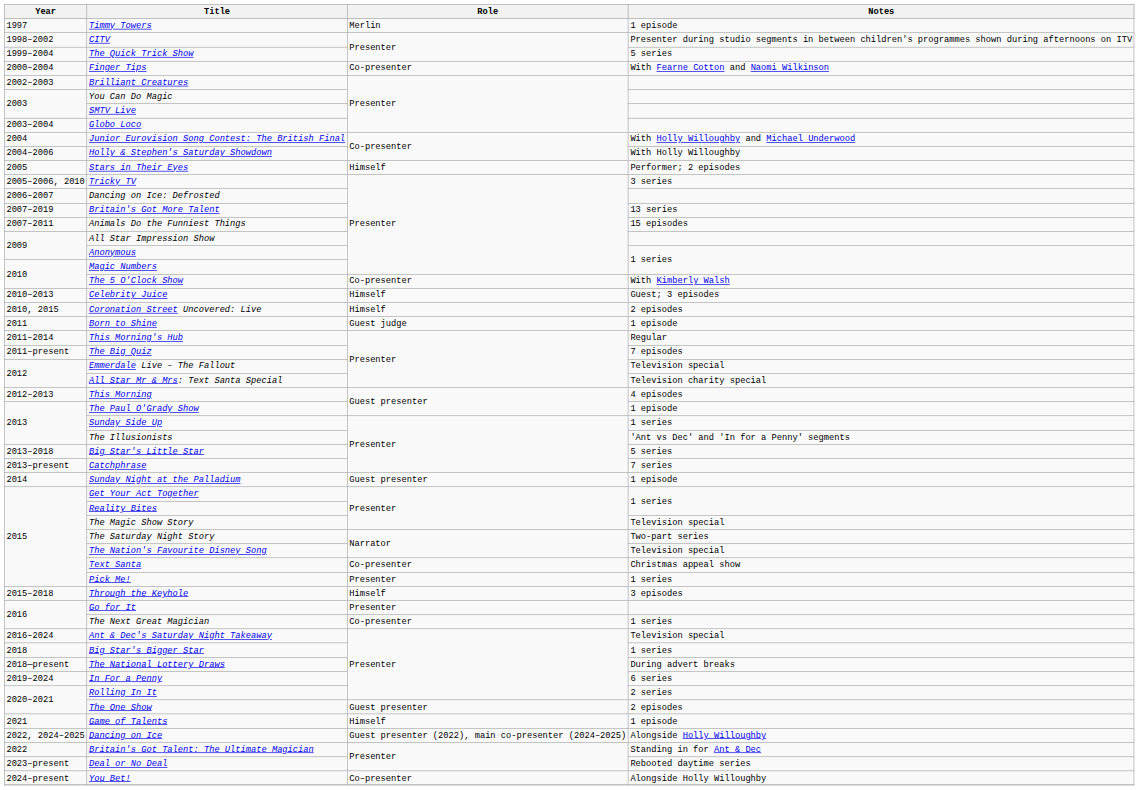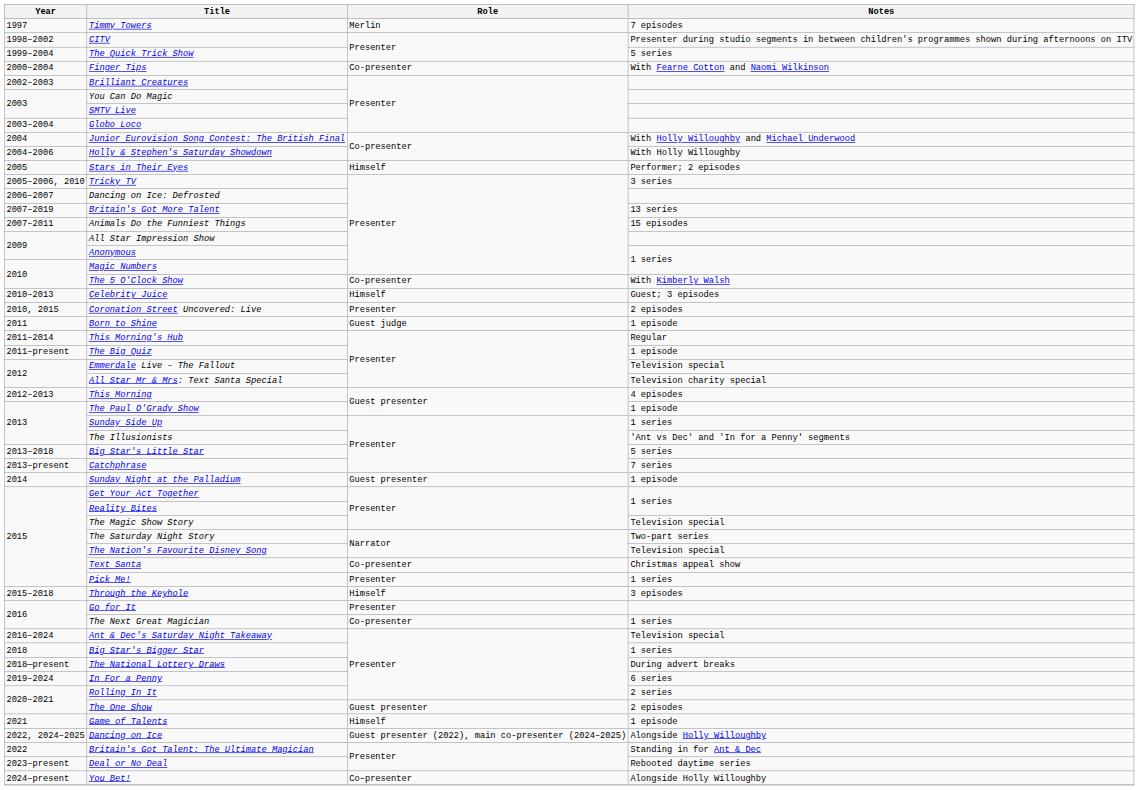(654, 26) 1 episode -> (657, 26) 7 episodes
(368, 310) Himself -> (373, 310) Presenter
(657, 352) 7 episodes -> (654, 352) 1 episode
